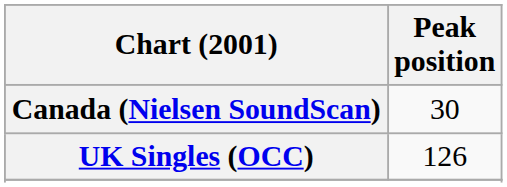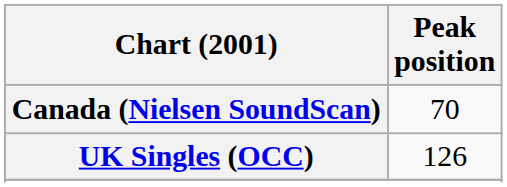(445, 108) 30 -> (445, 108) 70
